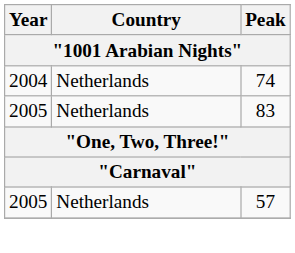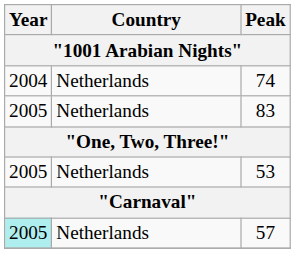+ row: (265, 171)
(28, 202) no background -> (28, 232) paleturquoise background
